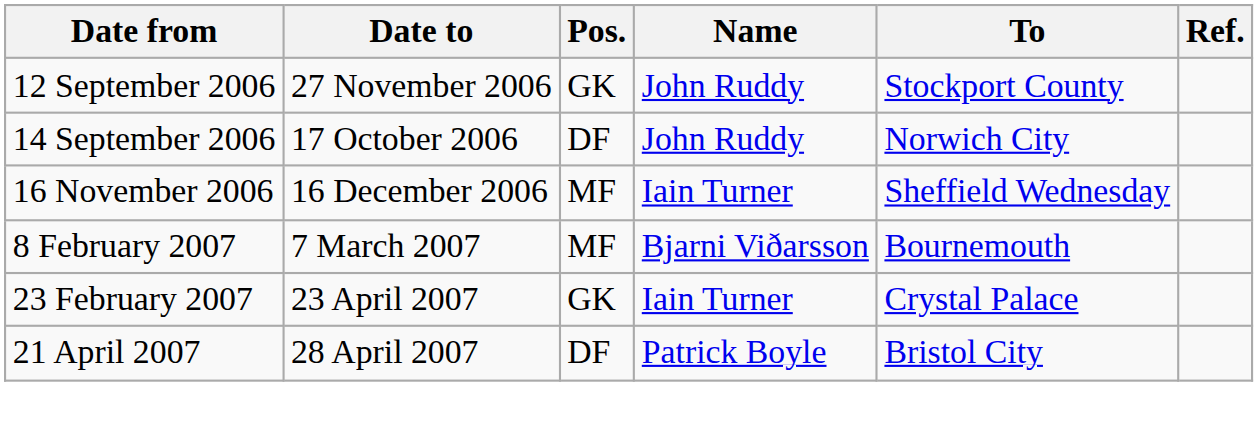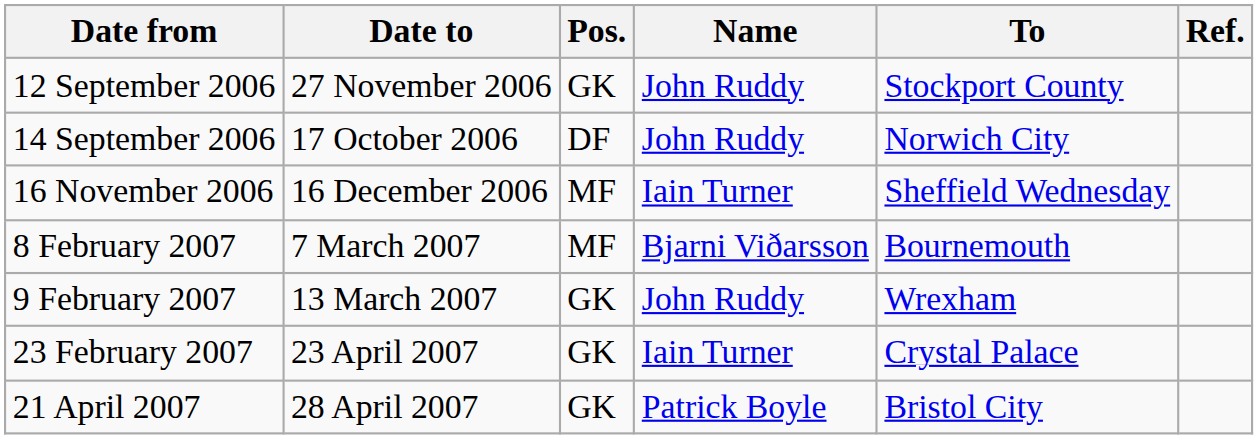+ row: (124, 298)
(589, 352) DF -> (592, 406) GK
